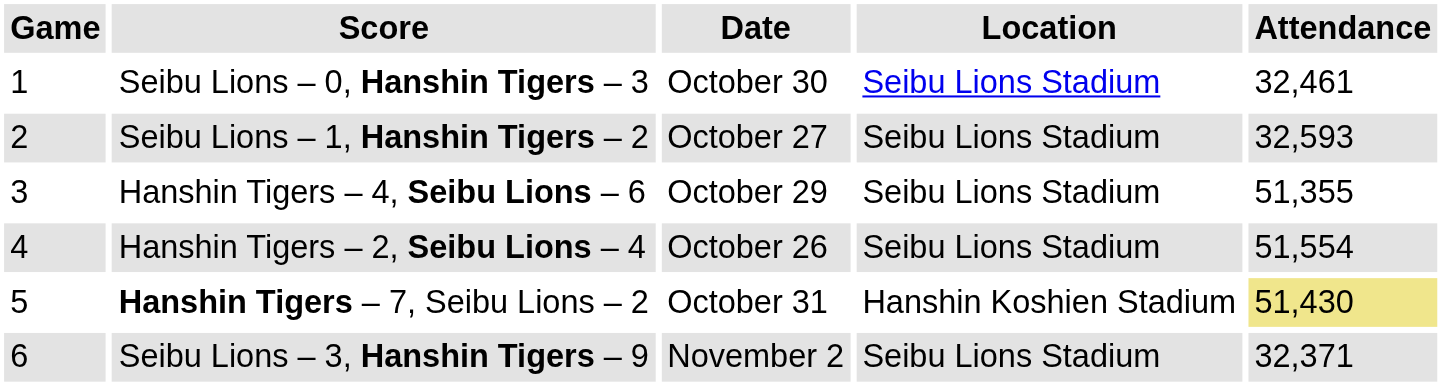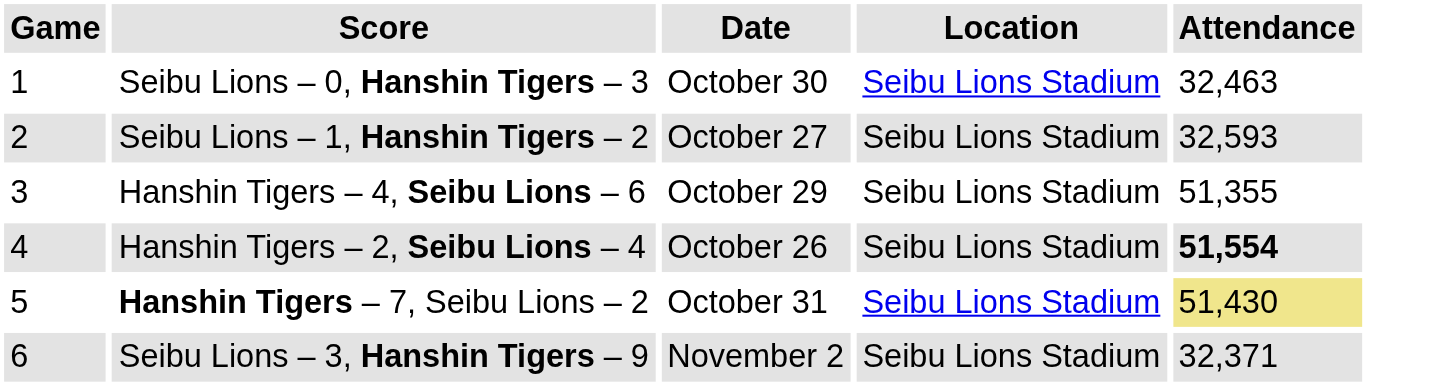(1304, 82) 32,461 -> (1228, 82) 32,463
(1304, 247) normal -> (1228, 247) bold
(1049, 301) Hanshin Koshien Stadium -> (1011, 301) Seibu Lions Stadium
